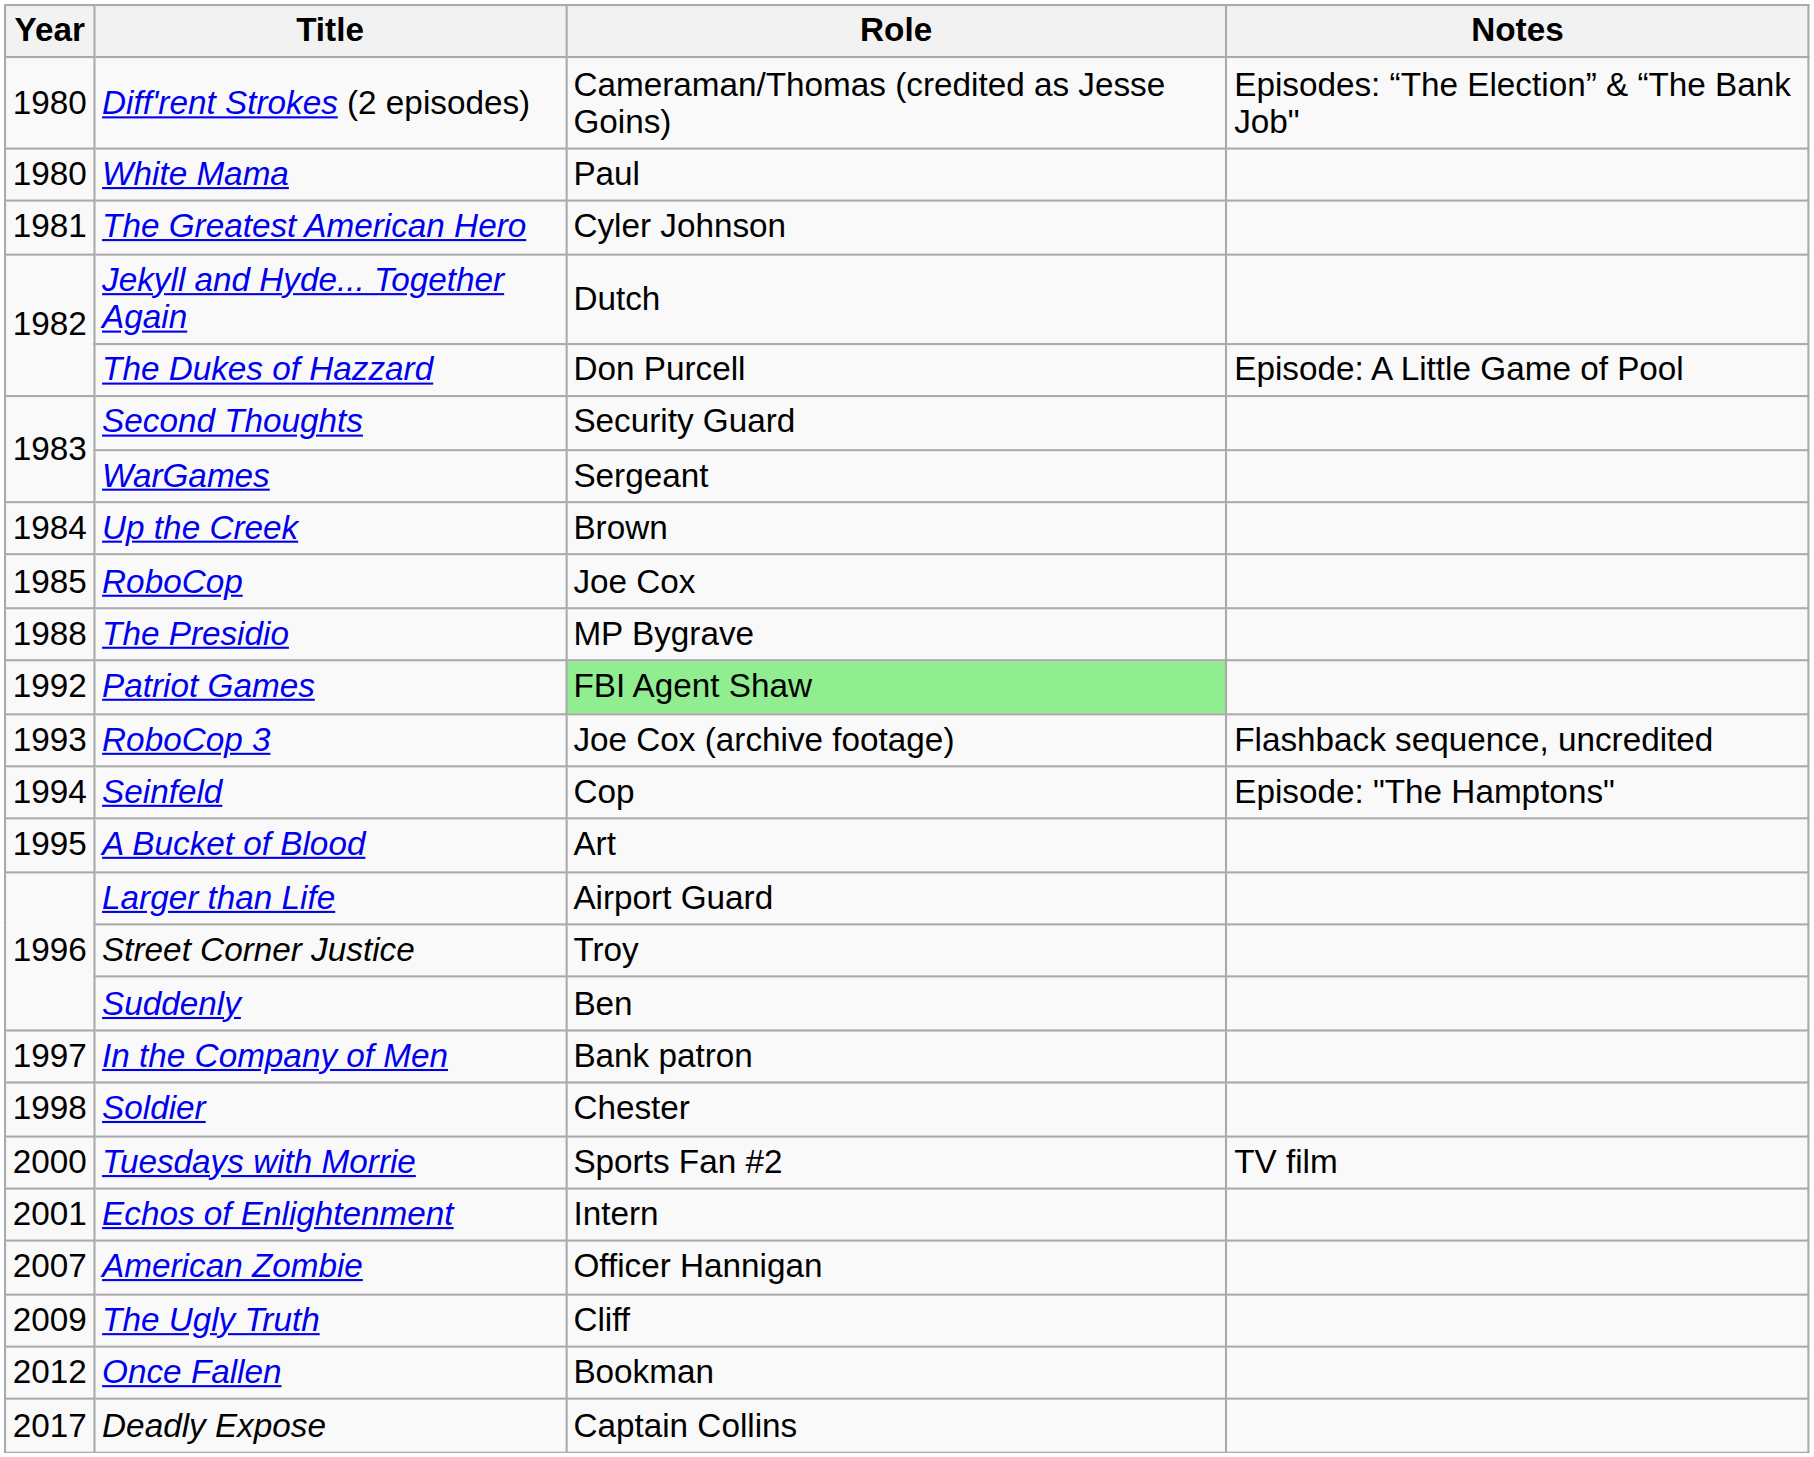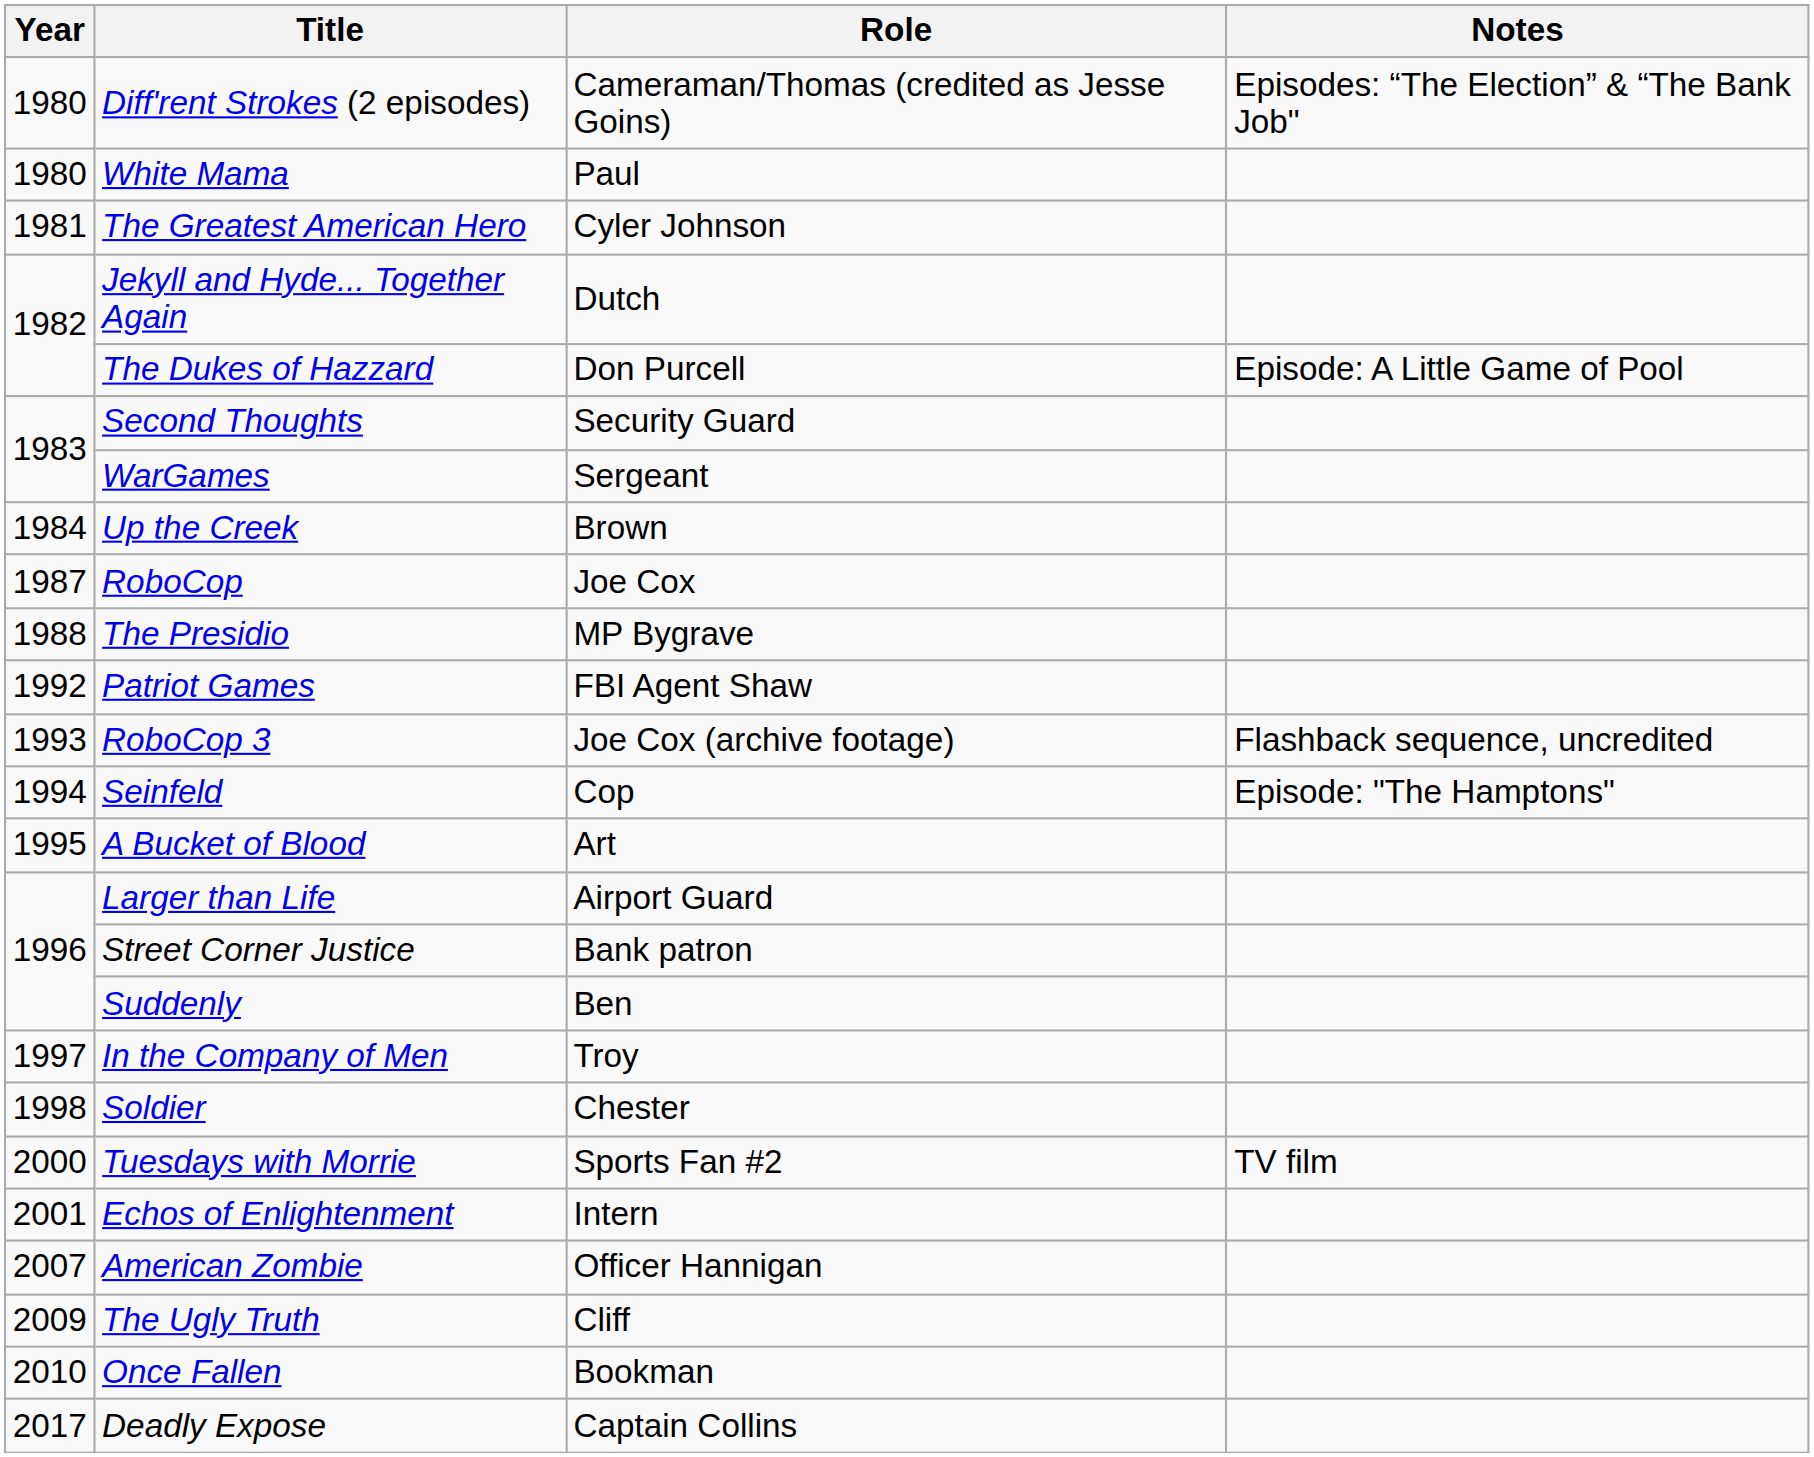(50, 580) 1985 -> (50, 580) 1987
(693, 686) lightgreen background -> (693, 686) no background
(606, 950) Troy -> (663, 950) Bank patron
(663, 1055) Bank patron -> (606, 1055) Troy
(50, 1372) 2012 -> (50, 1372) 2010
